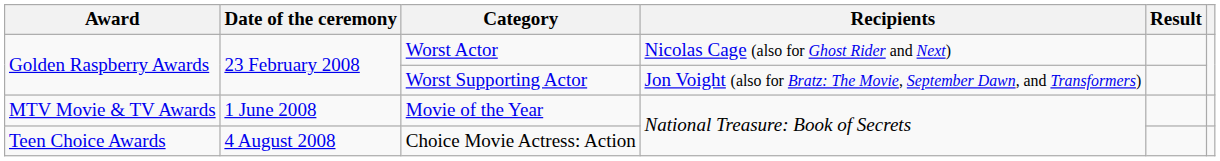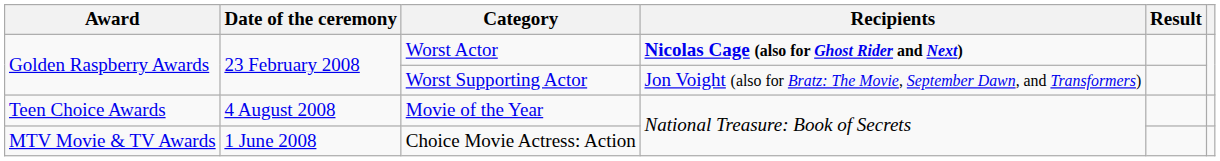(798, 49) normal -> (804, 49) bold
(112, 110) MTV Movie & TV Awards -> (87, 110) Teen Choice Awards
(270, 110) 1 June 2008 -> (280, 110) 4 August 2008
(87, 140) Teen Choice Awards -> (112, 140) MTV Movie & TV Awards
(280, 140) 4 August 2008 -> (270, 140) 1 June 2008
